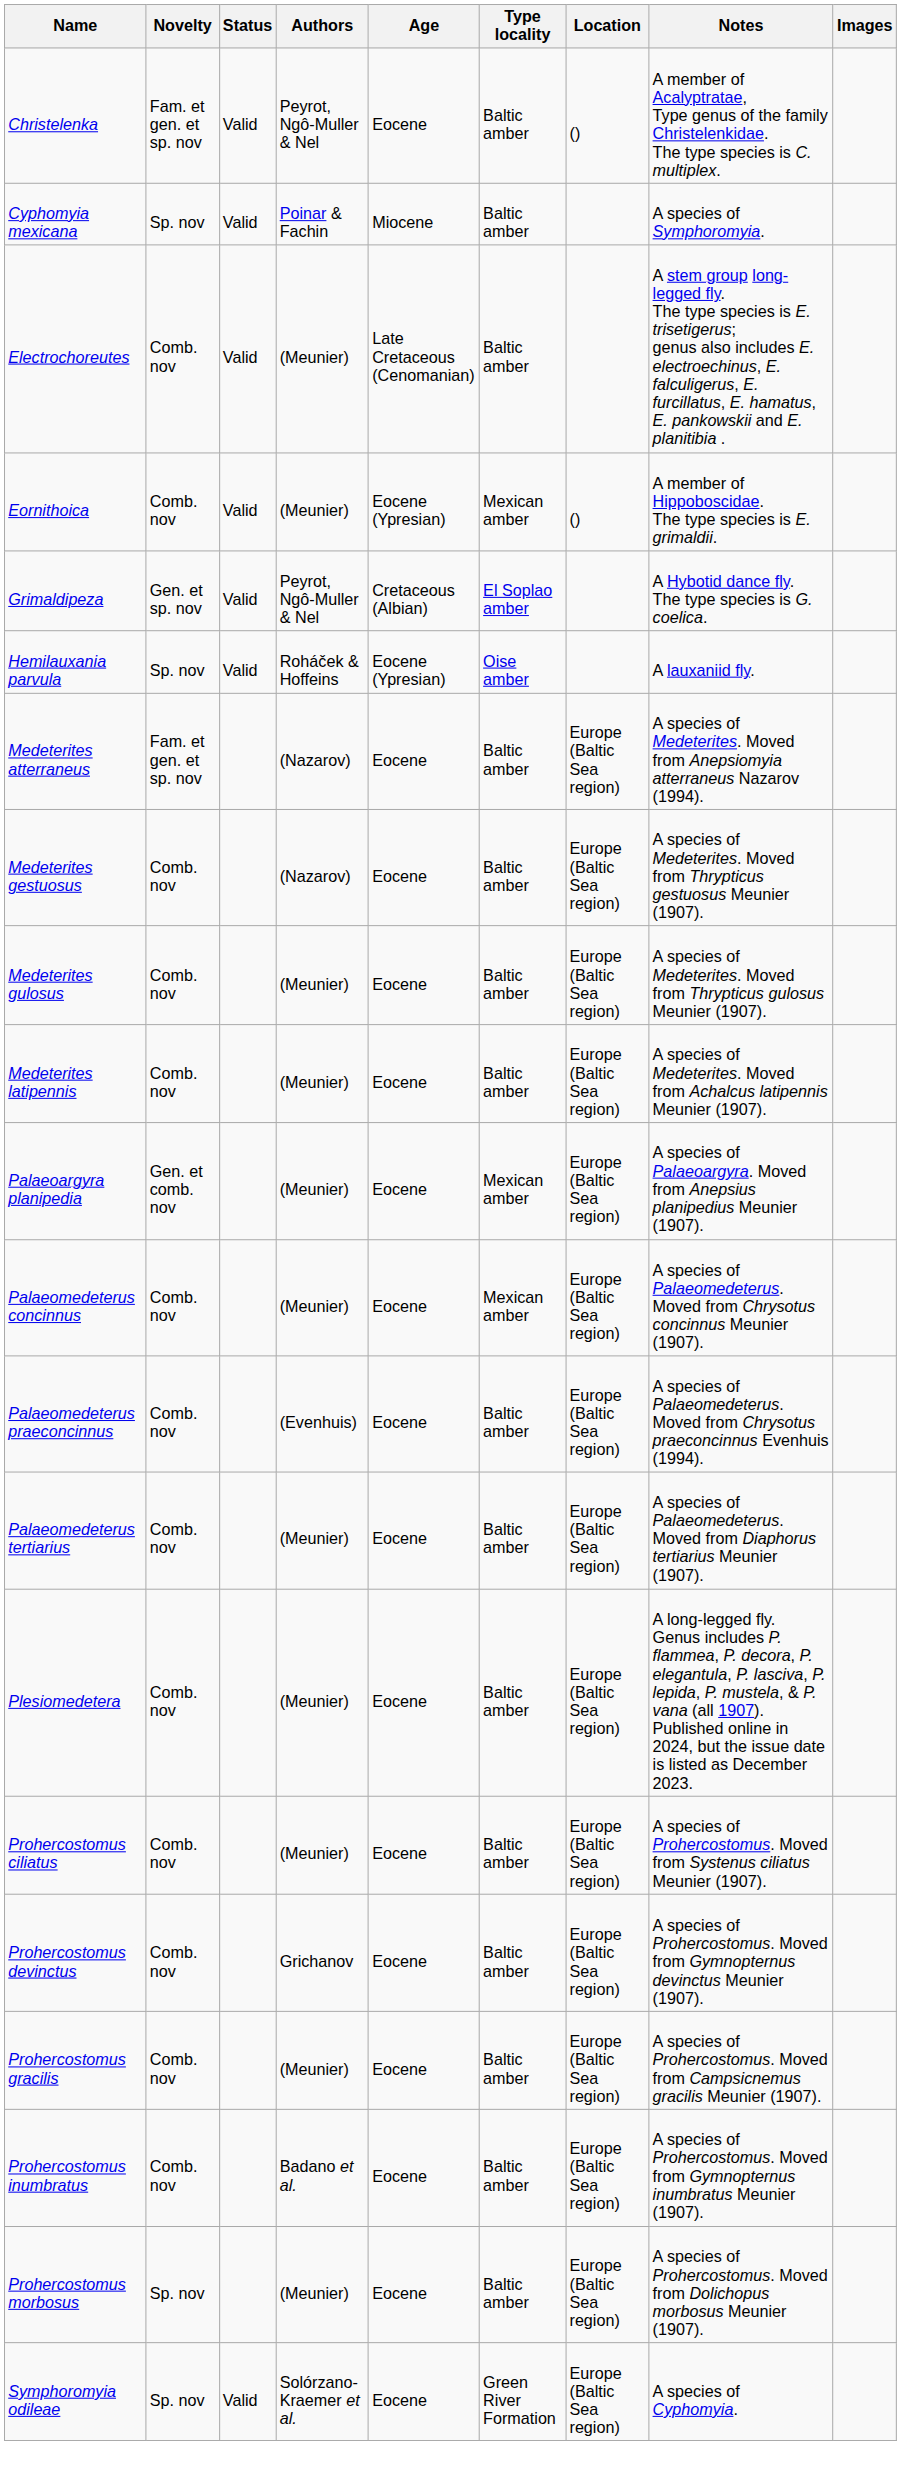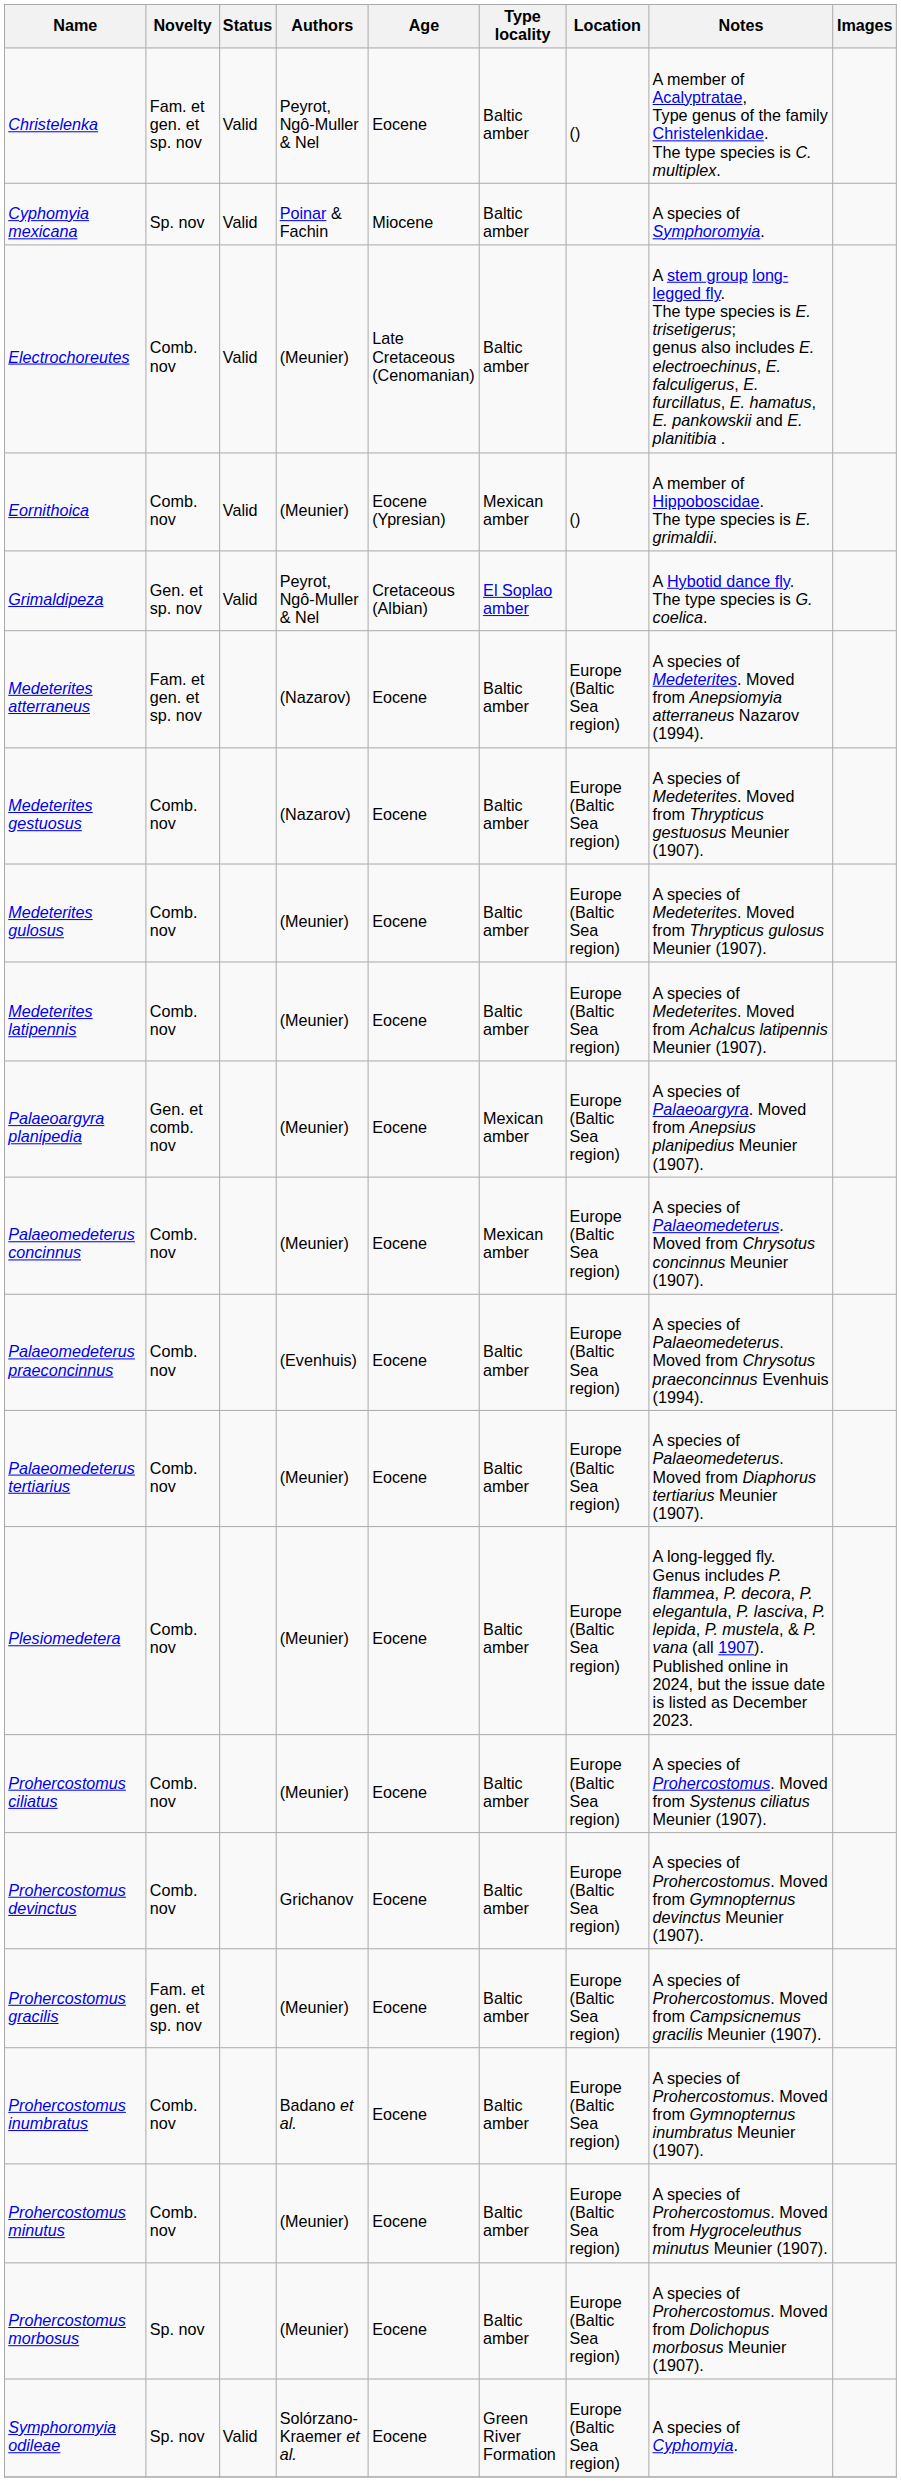- row: (57, 671)
(174, 2069) Comb. nov -> (177, 2007) Fam. et gen. et sp. nov
+ row: (67, 2222)
